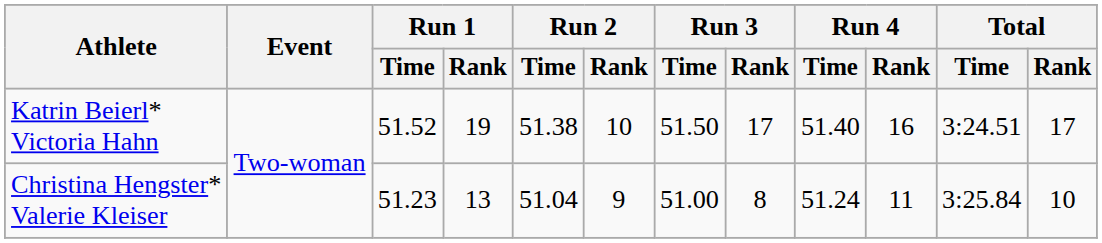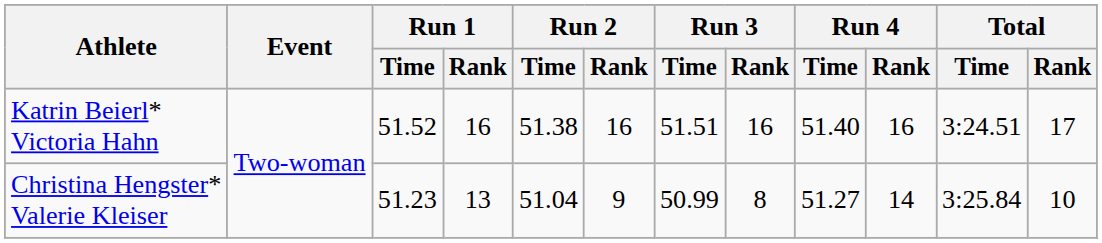(478, 126) 19 -> (478, 126) 16
(619, 126) 10 -> (619, 126) 16
(689, 126) 51.50 -> (689, 126) 51.51
(760, 126) 17 -> (760, 126) 16
(689, 200) 51.00 -> (689, 200) 50.99
(830, 200) 51.24 -> (830, 200) 51.27
(901, 200) 11 -> (901, 200) 14
